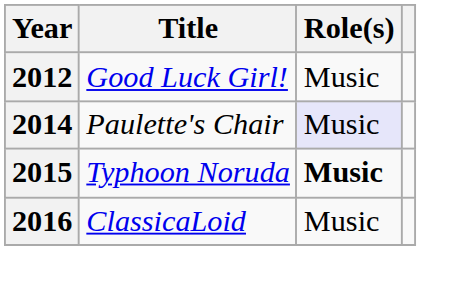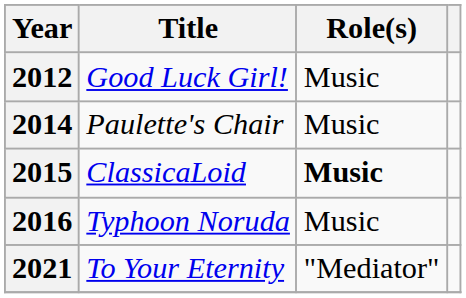(342, 124) lavender background -> (342, 124) no background
(188, 172) Typhoon Noruda -> (166, 172) ClassicaLoid
(166, 220) ClassicaLoid -> (188, 220) Typhoon Noruda
+ row: (42, 268)
